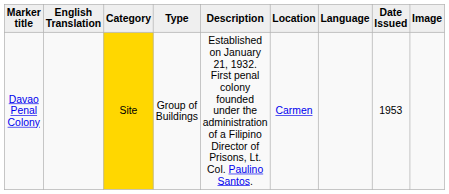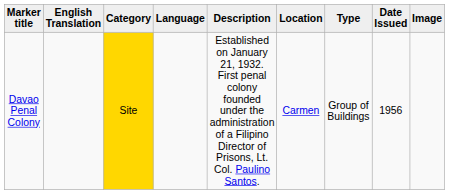columns swapped: (177, 18) <-> (345, 18)
(391, 111) 1953 -> (391, 111) 1956
